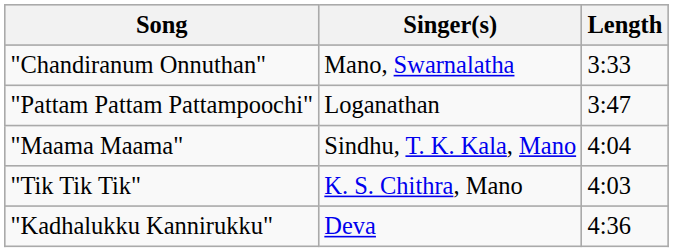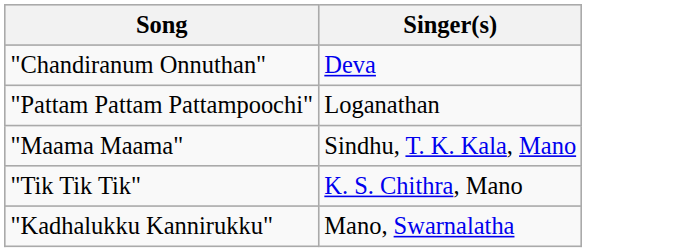- column: (625, 24)
(419, 65) Mano, Swarnalatha -> (350, 65) Deva
(350, 226) Deva -> (419, 226) Mano, Swarnalatha
